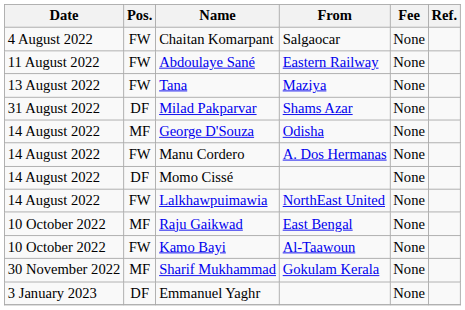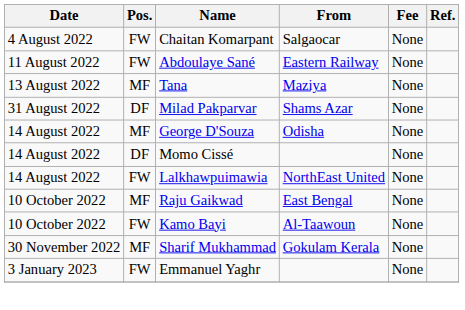(140, 85) FW -> (140, 85) MF
- row: (202, 154)
(140, 293) DF -> (140, 270) FW
